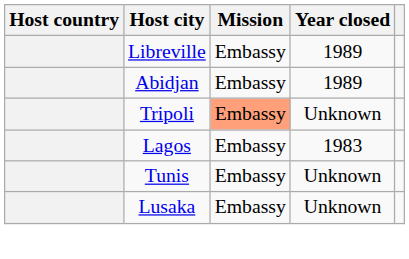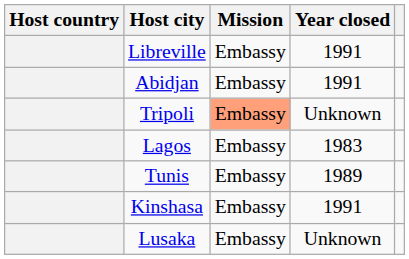(343, 51) 1989 -> (343, 51) 1991
(343, 82) 1989 -> (343, 82) 1991
(343, 176) Unknown -> (343, 176) 1989
+ row: (167, 207)
